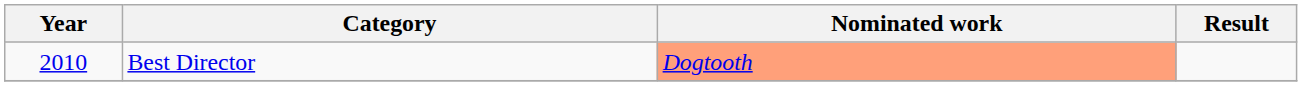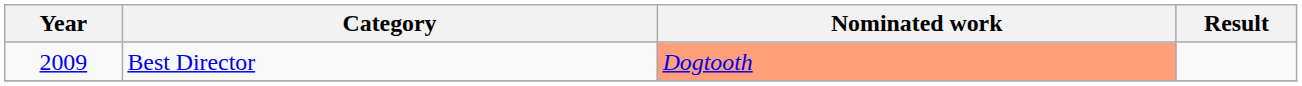(63, 61) 2010 -> (63, 61) 2009
